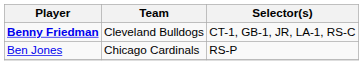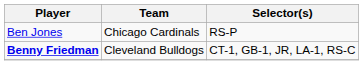rows swapped: (53, 32) <-> (35, 50)
